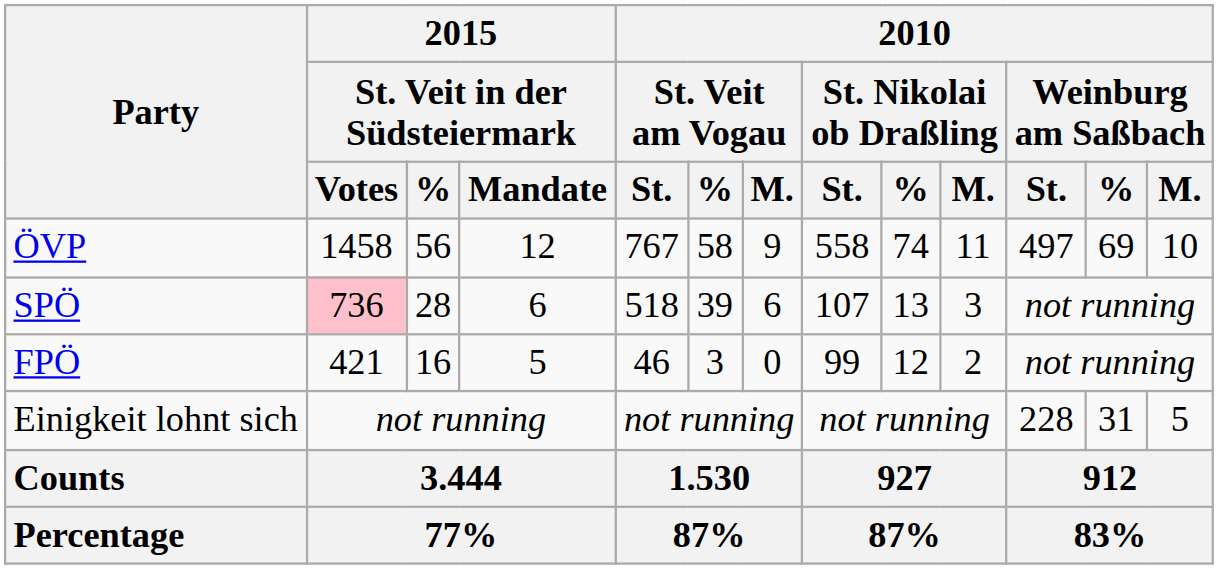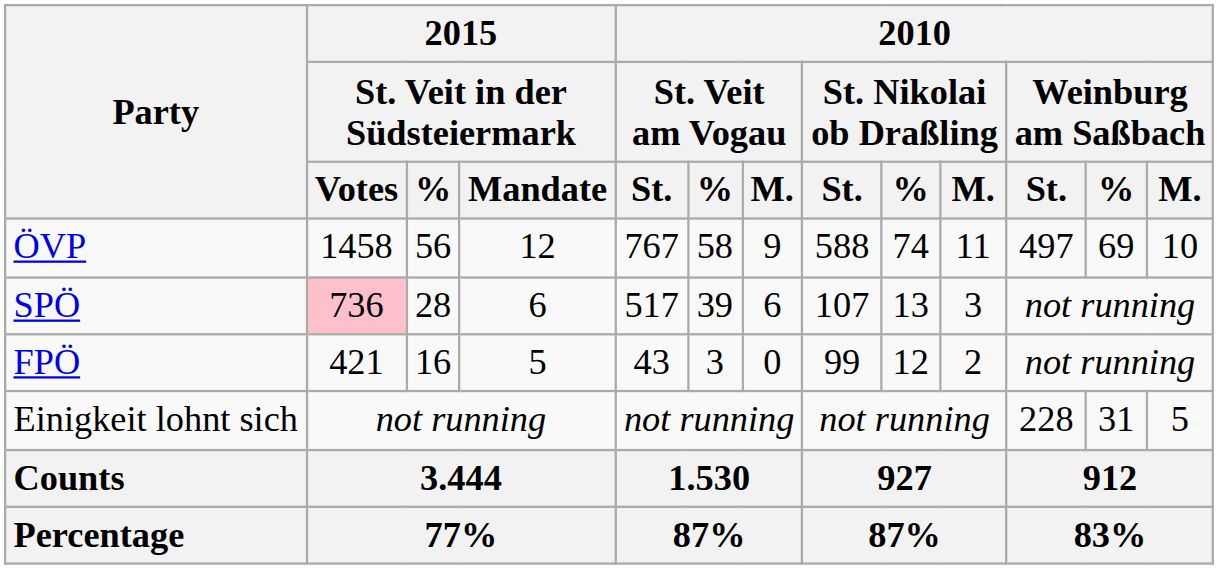(842, 246) 558 -> (842, 246) 588
(652, 304) 518 -> (652, 304) 517
(652, 362) 46 -> (652, 362) 43
